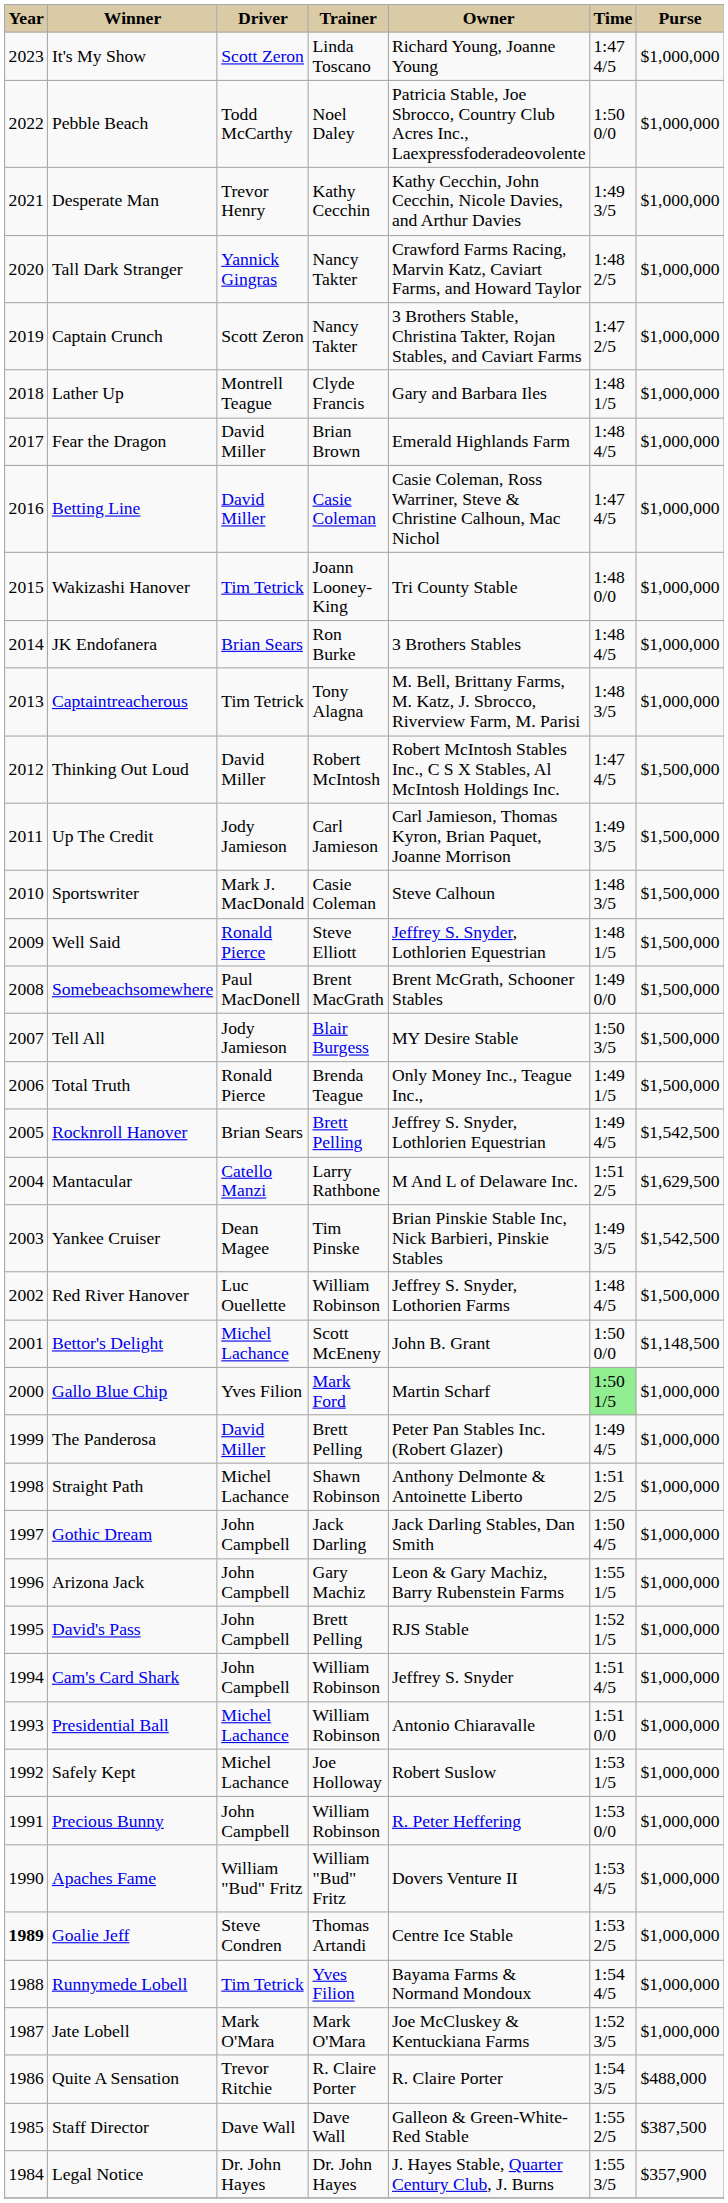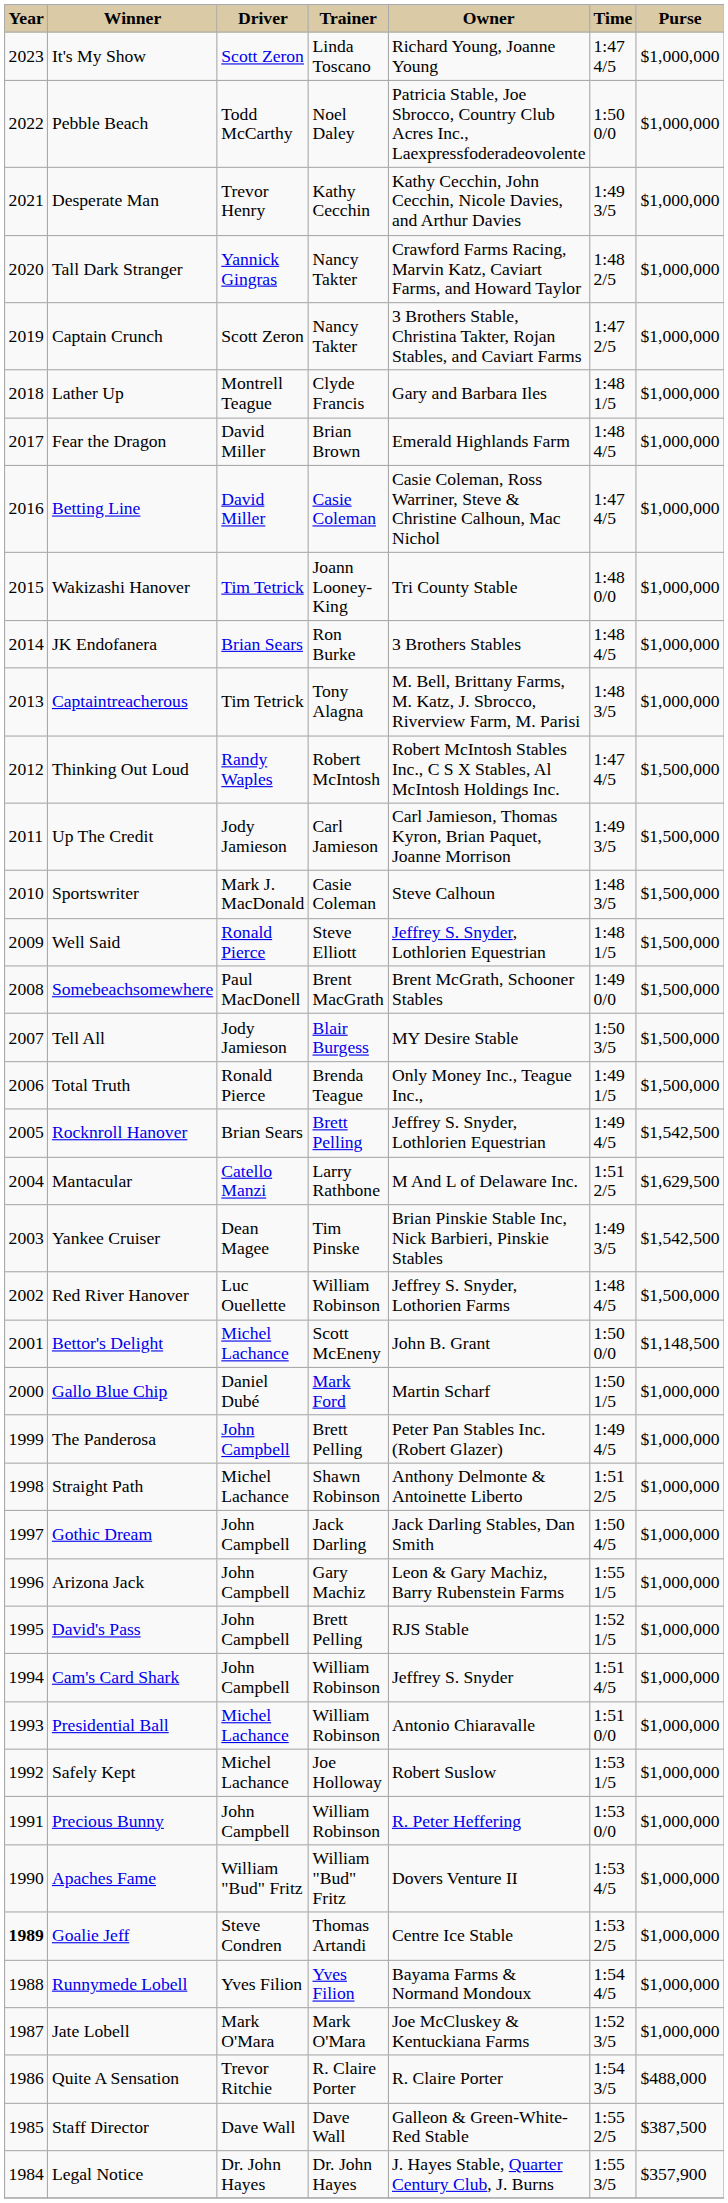(243, 769) David Miller -> (247, 769) Randy Waples
(262, 1391) Yves Filion -> (245, 1391) Daniel Dubé
(609, 1391) lightgreen background -> (609, 1391) no background
(243, 1438) David Miller -> (256, 1438) John Campbell
(262, 1983) Tim Tetrick -> (262, 1983) Yves Filion
